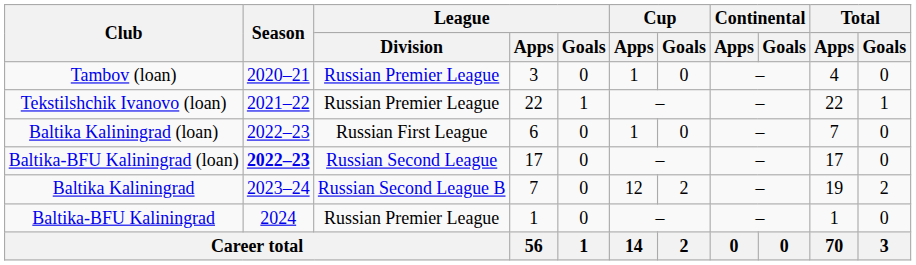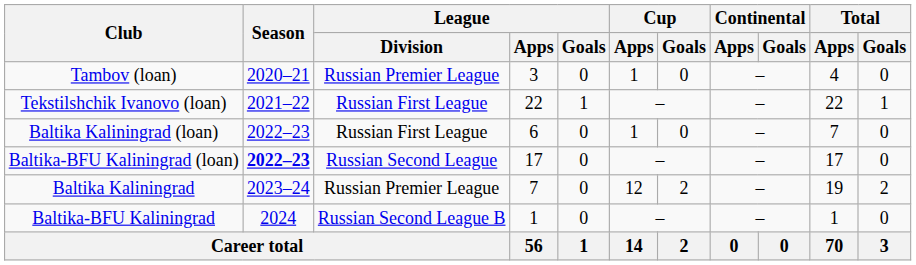(412, 103) Russian Premier League -> (412, 103) Russian First League
(412, 189) Russian Second League B -> (412, 189) Russian Premier League
(412, 217) Russian Premier League -> (412, 217) Russian Second League B
